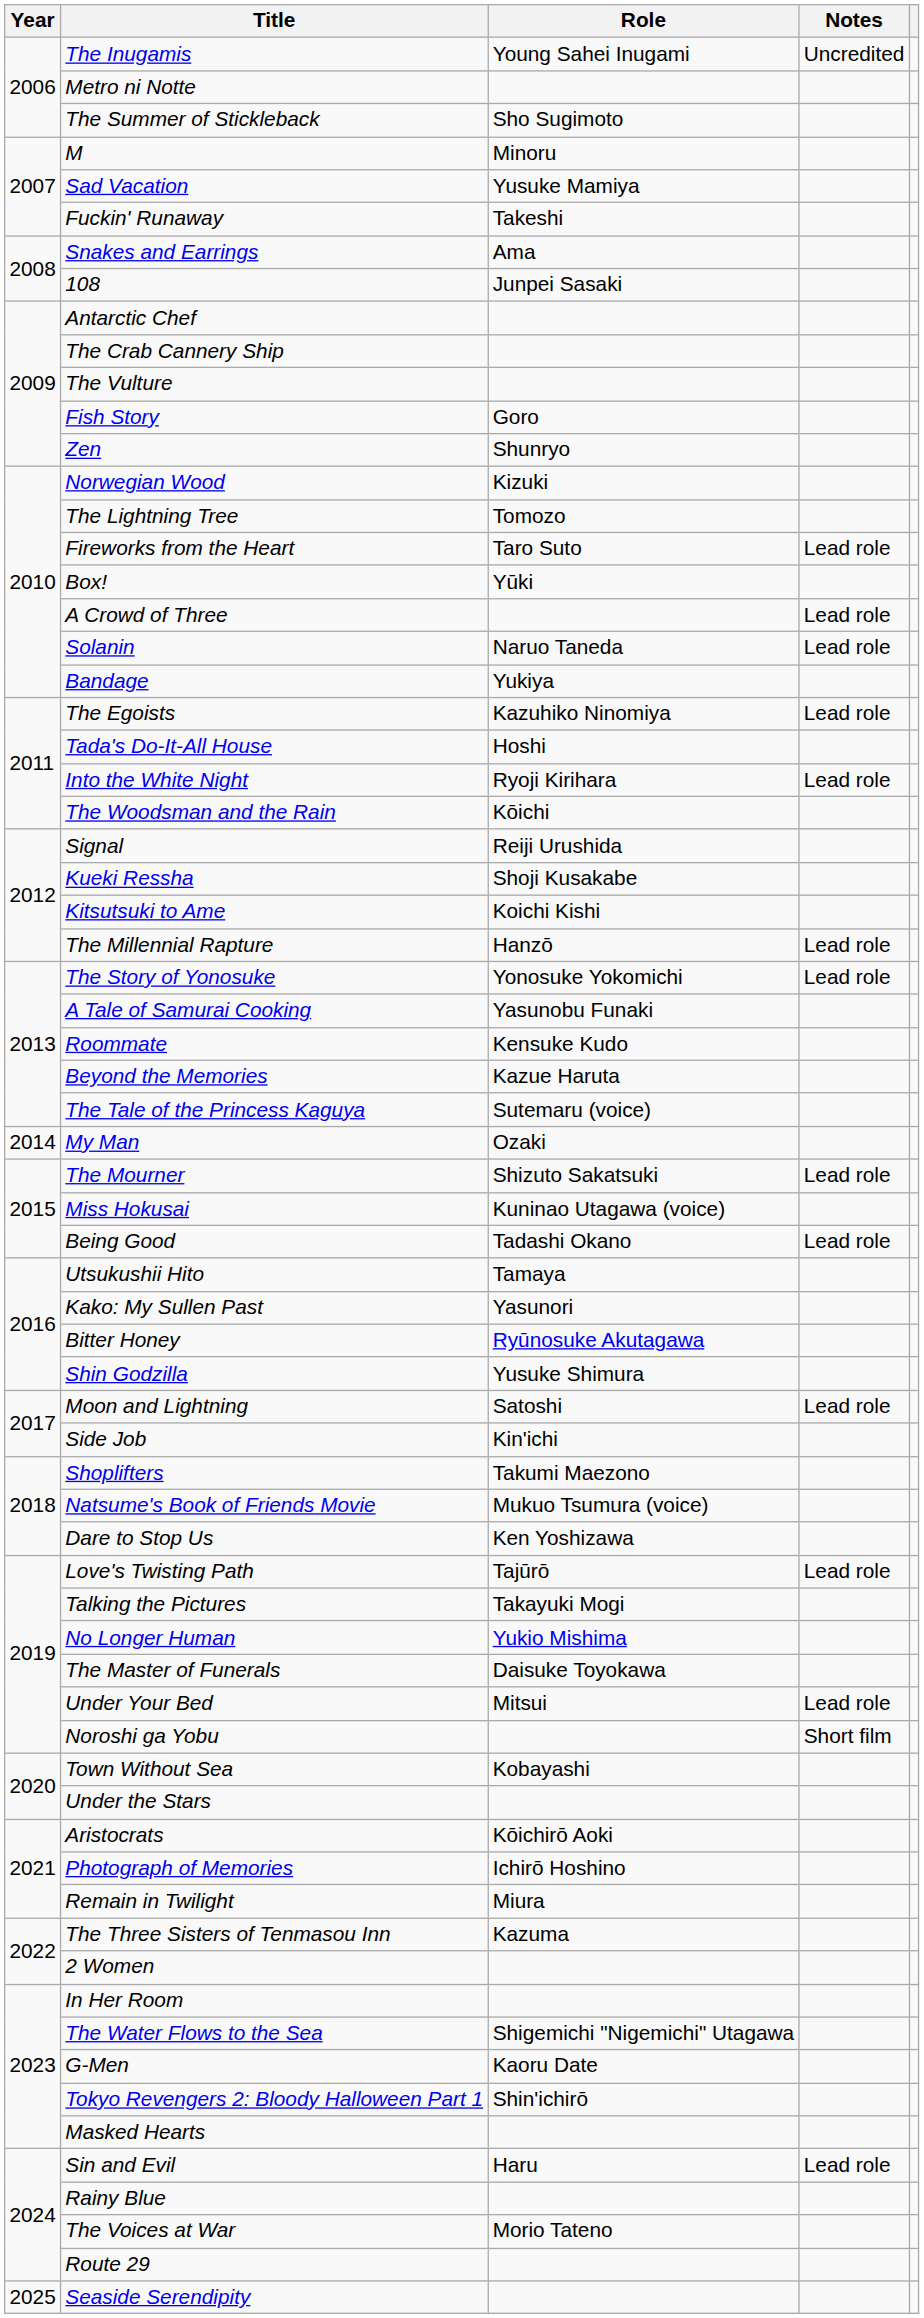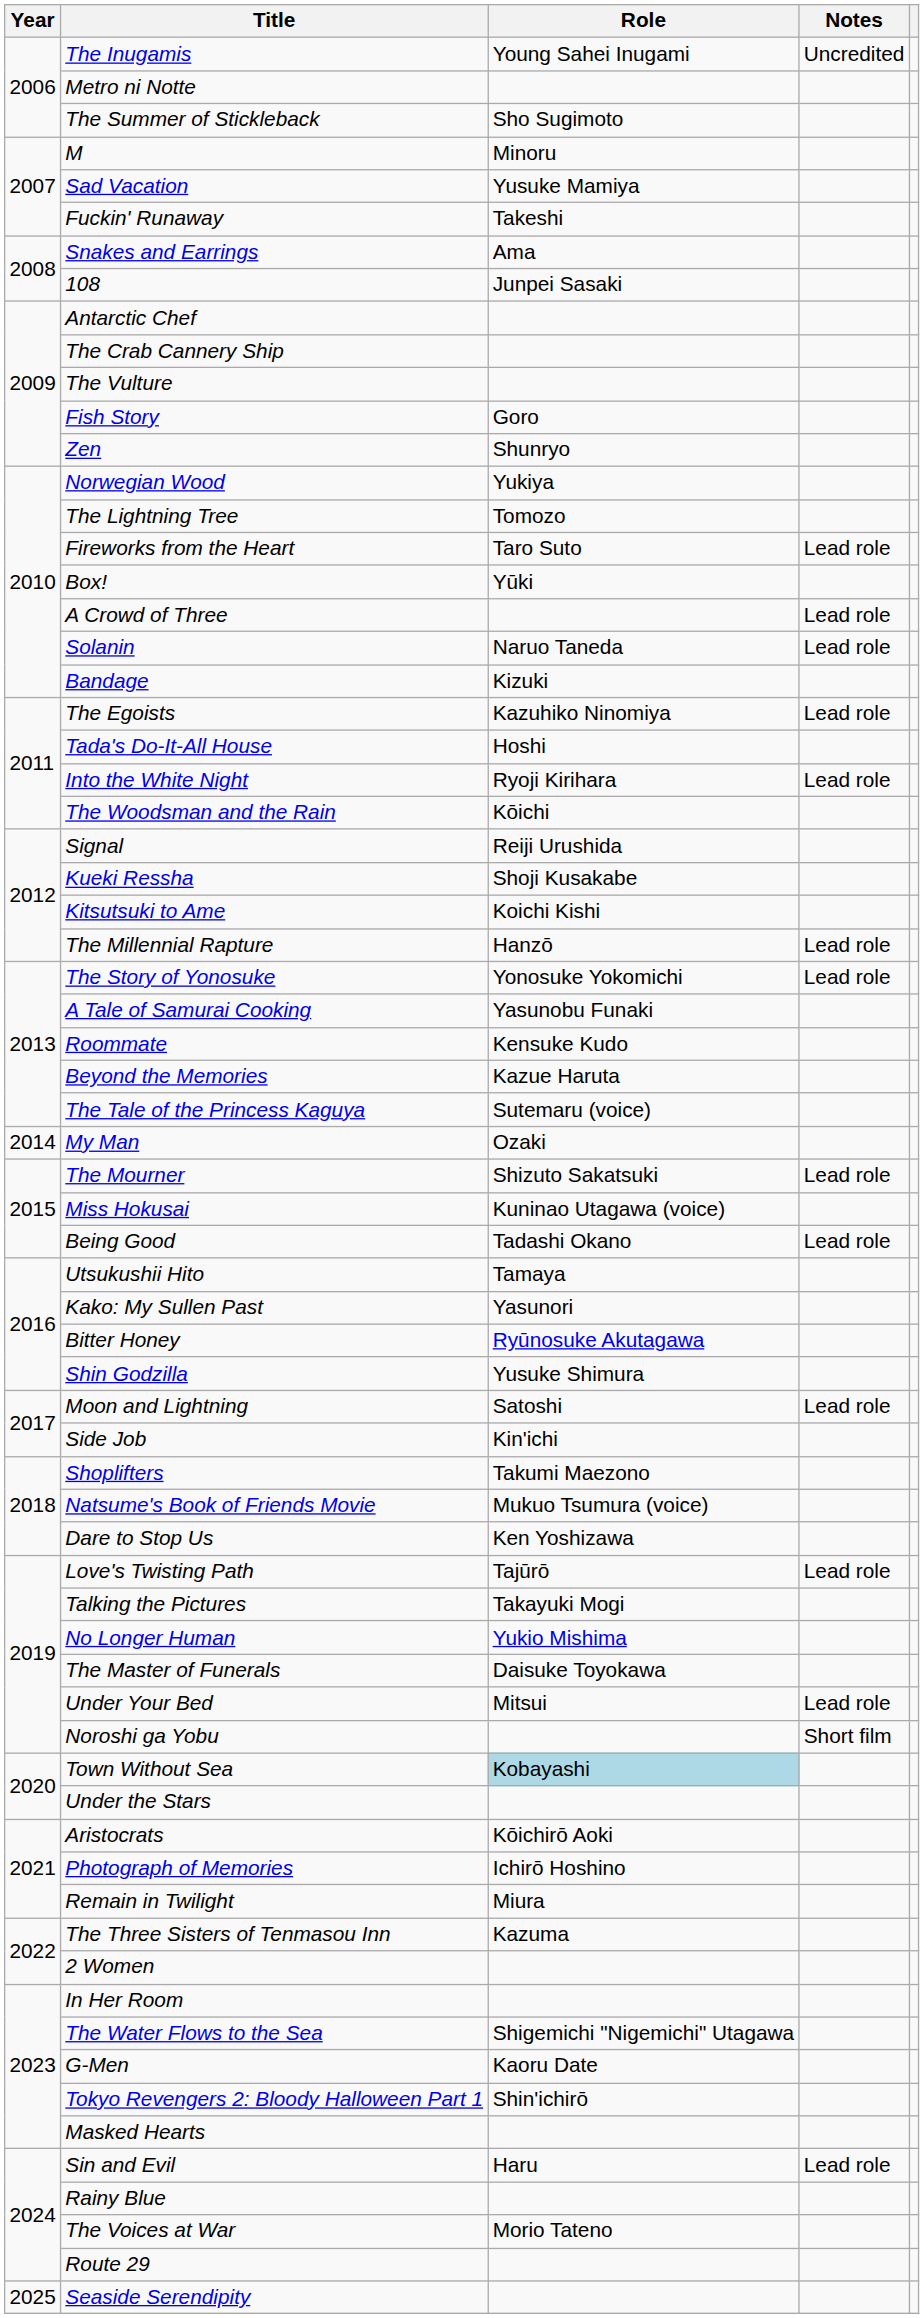(520, 482) Kizuki -> (523, 482) Yukiya
(523, 680) Yukiya -> (520, 680) Kizuki
(541, 1769) no background -> (541, 1769) lightblue background
